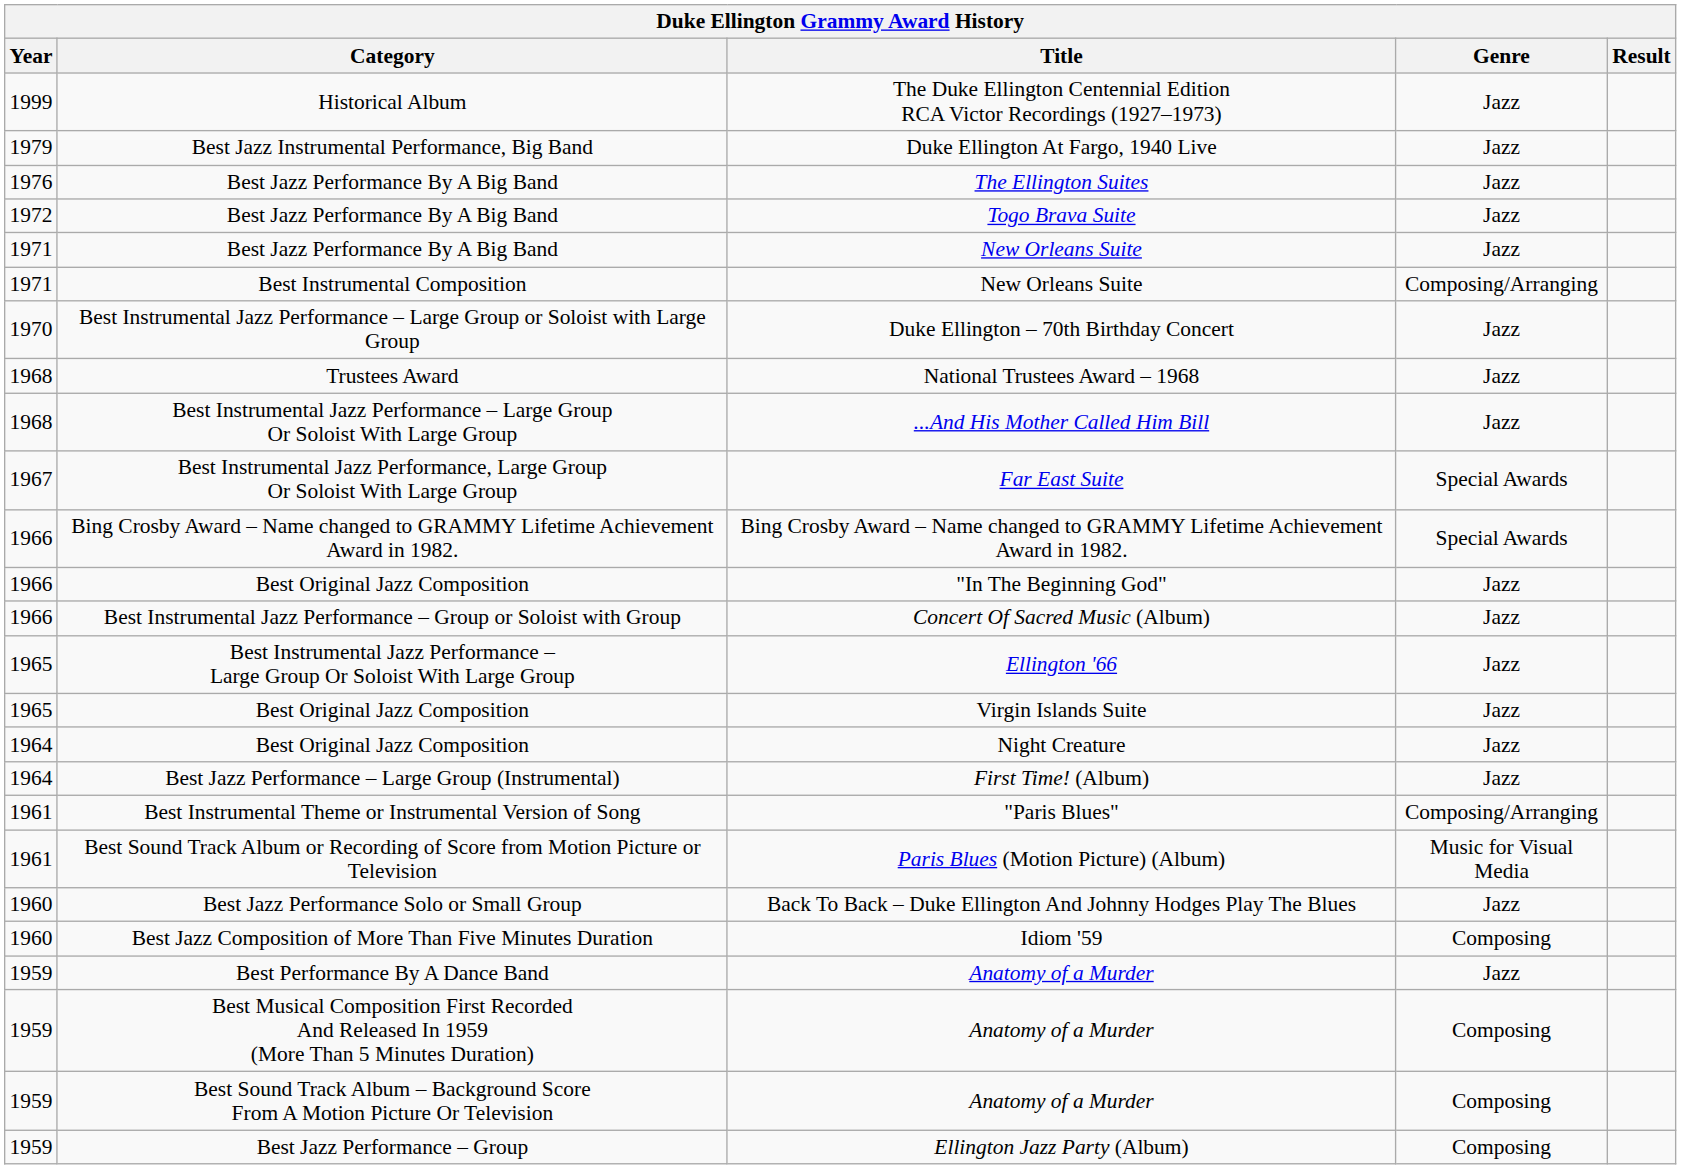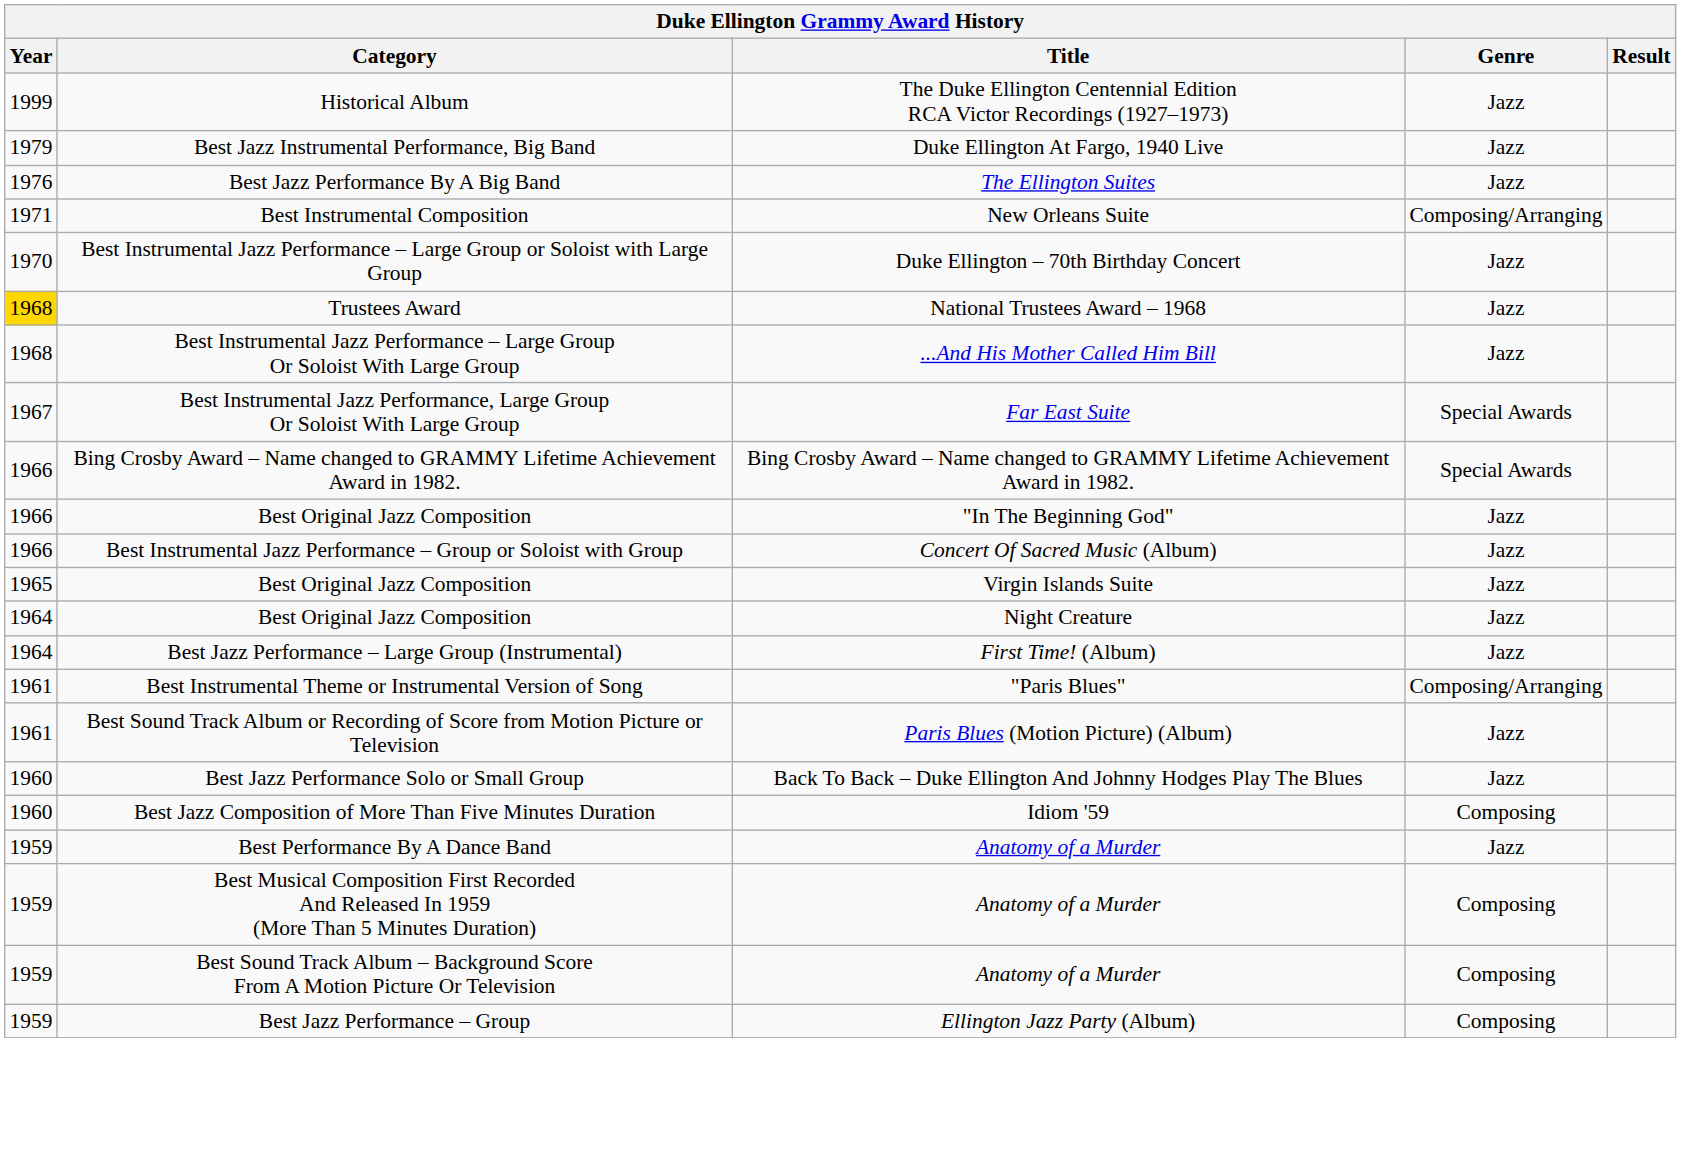- row: (392, 215)
- row: (392, 249)
(31, 375) no background -> (31, 307) gold background
- row: (392, 664)
(1502, 858) Music for Visual Media -> (1506, 732) Jazz
